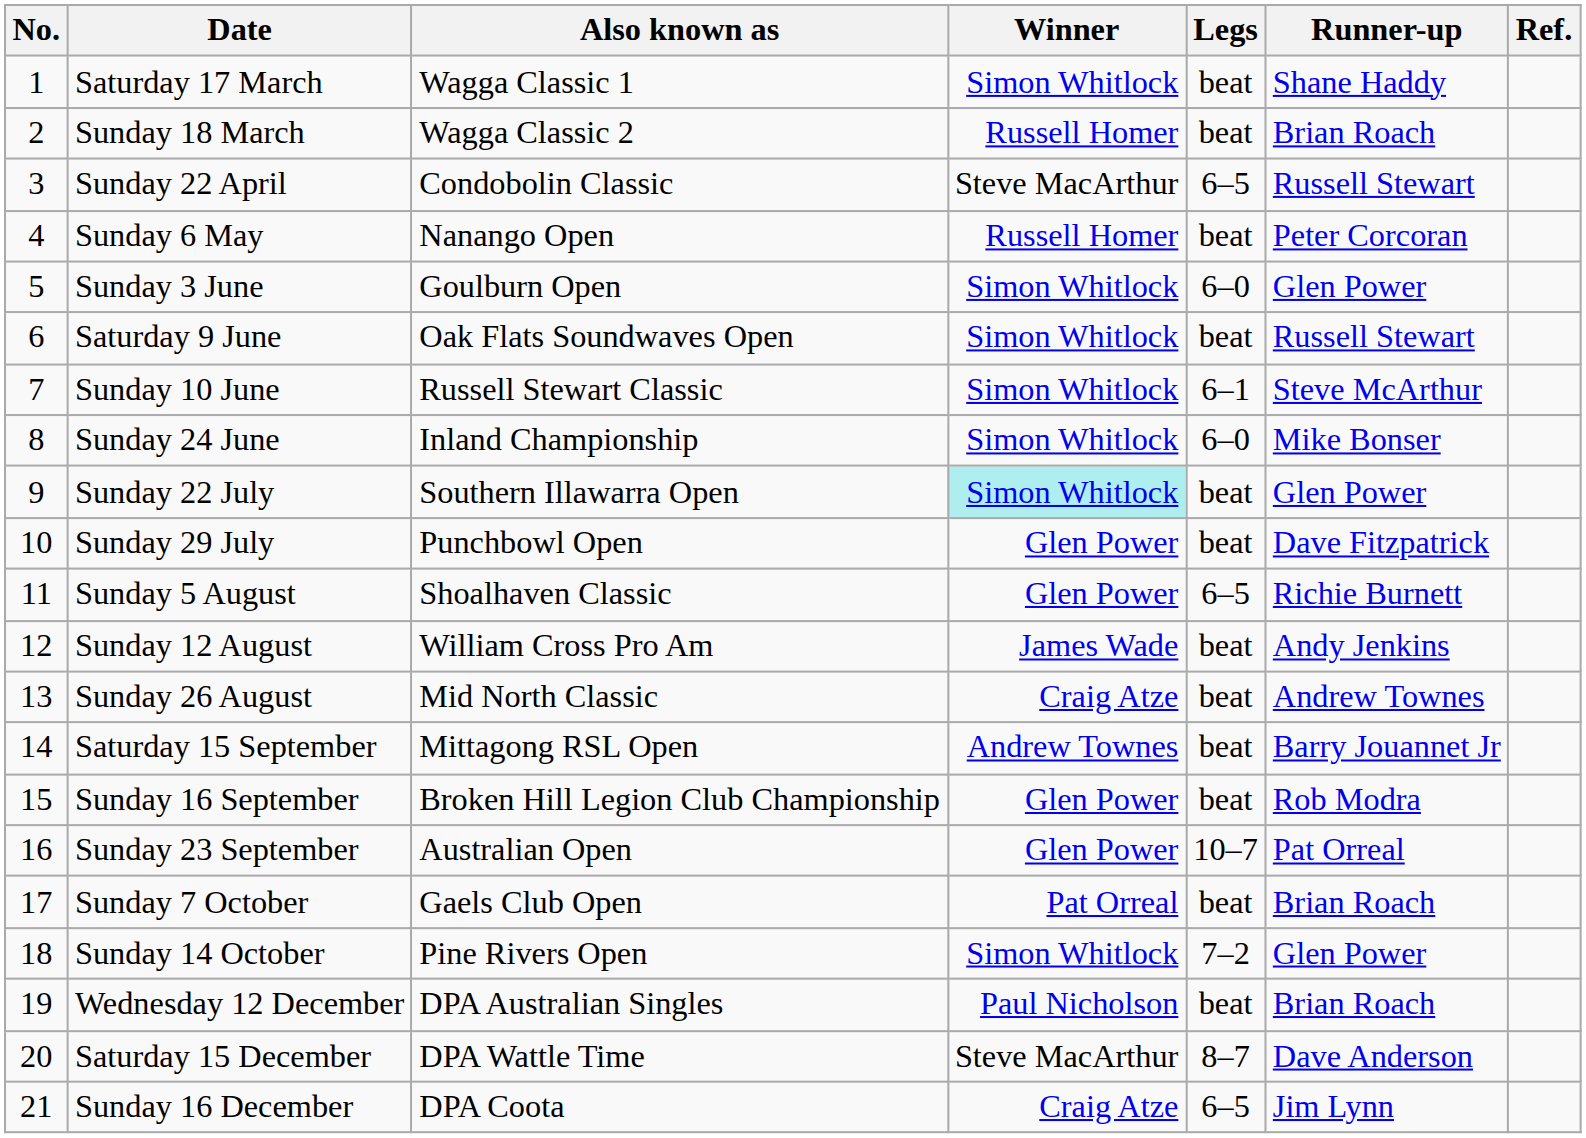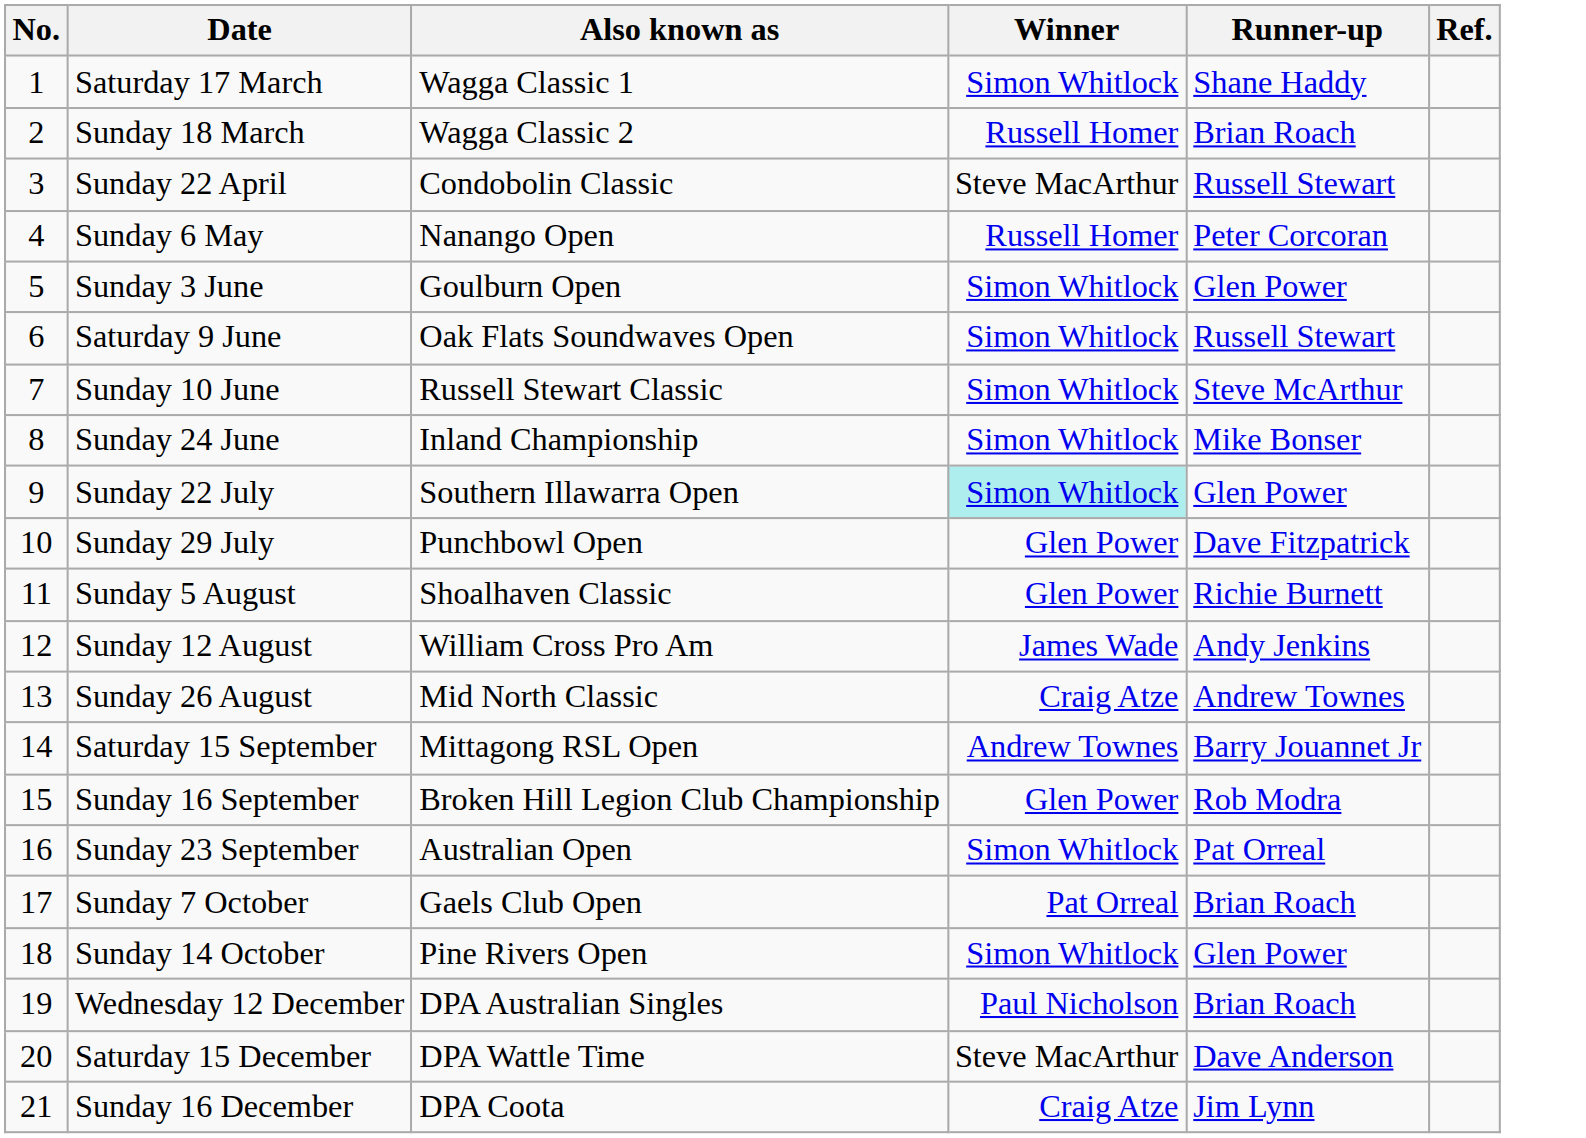- column: (1226, 30)
(1102, 850) Glen Power -> (1072, 850) Simon Whitlock
